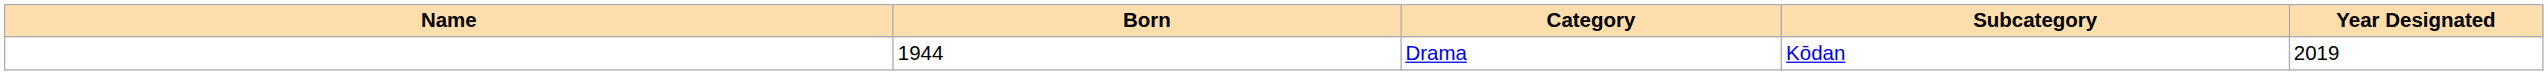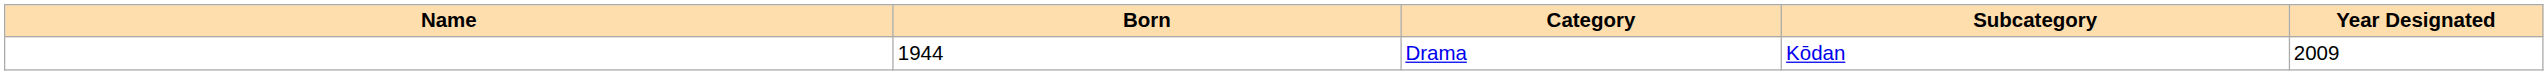(2317, 53) 2019 -> (2317, 53) 2009
